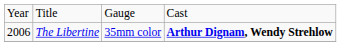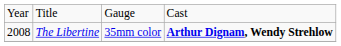(19, 32) 2006 -> (19, 32) 2008
